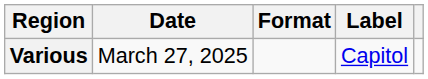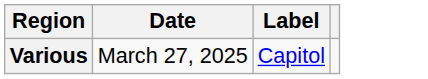- column: (294, 21)
